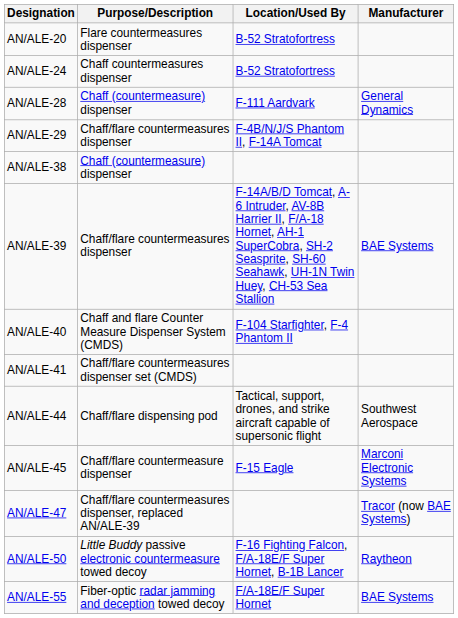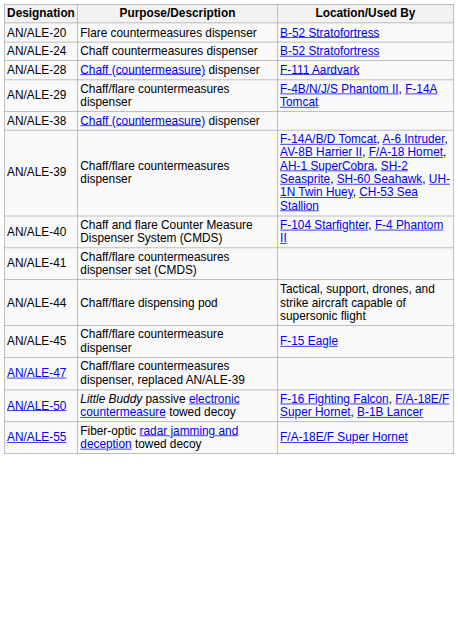- column: (406, 13)
